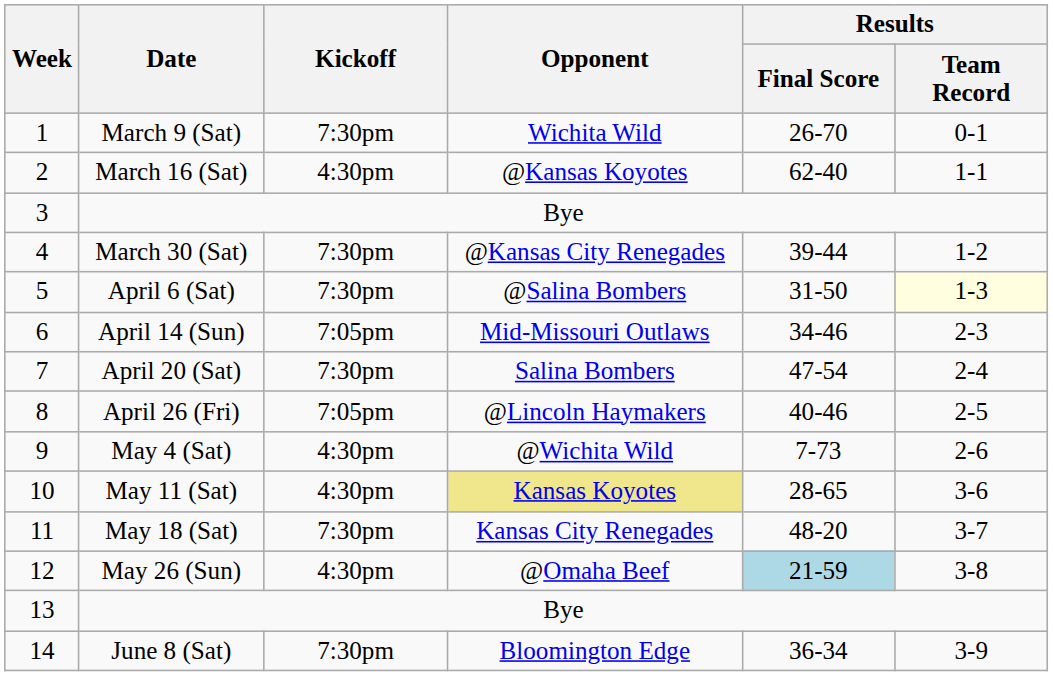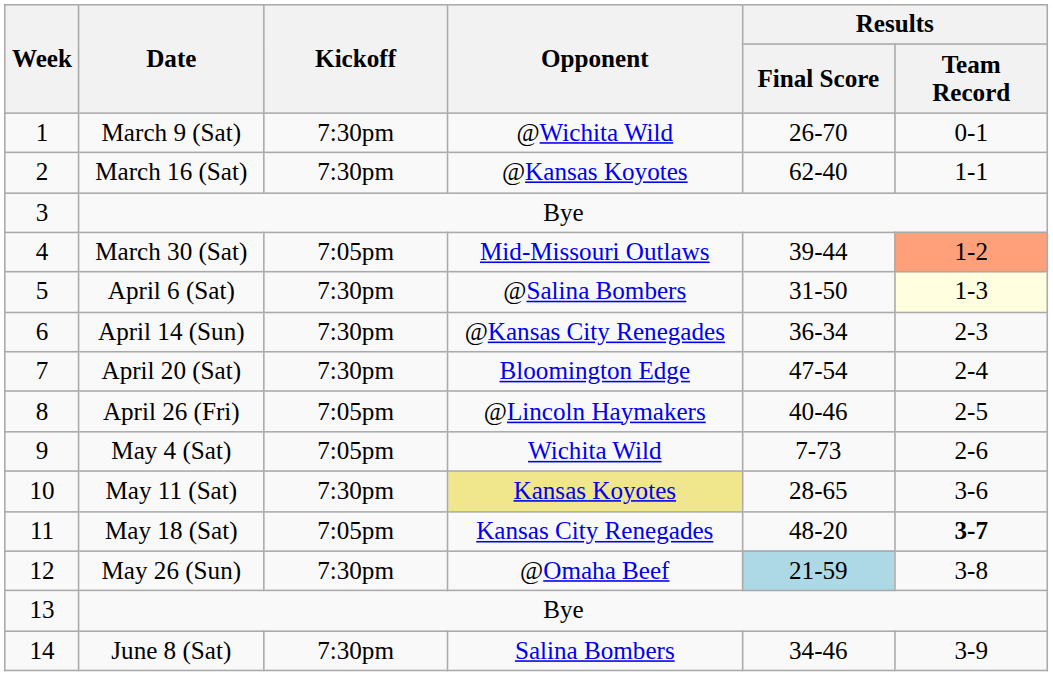(595, 132) Wichita Wild -> (595, 132) @Wichita Wild
(356, 172) 4:30pm -> (356, 172) 7:30pm
(356, 251) 7:30pm -> (356, 251) 7:05pm
(595, 251) @Kansas City Renegades -> (595, 251) Mid-Missouri Outlaws
(971, 251) no background -> (971, 251) lightsalmon background
(356, 331) 7:05pm -> (356, 331) 7:30pm
(595, 331) Mid-Missouri Outlaws -> (595, 331) @Kansas City Renegades
(818, 331) 34-46 -> (818, 331) 36-34
(595, 371) Salina Bombers -> (595, 371) Bloomington Edge
(356, 451) 4:30pm -> (356, 451) 7:05pm
(595, 451) @Wichita Wild -> (595, 451) Wichita Wild
(356, 490) 4:30pm -> (356, 490) 7:30pm
(356, 530) 7:30pm -> (356, 530) 7:05pm
(971, 530) normal -> (971, 530) bold
(356, 570) 4:30pm -> (356, 570) 7:30pm
(595, 650) Bloomington Edge -> (595, 650) Salina Bombers
(818, 650) 36-34 -> (818, 650) 34-46
